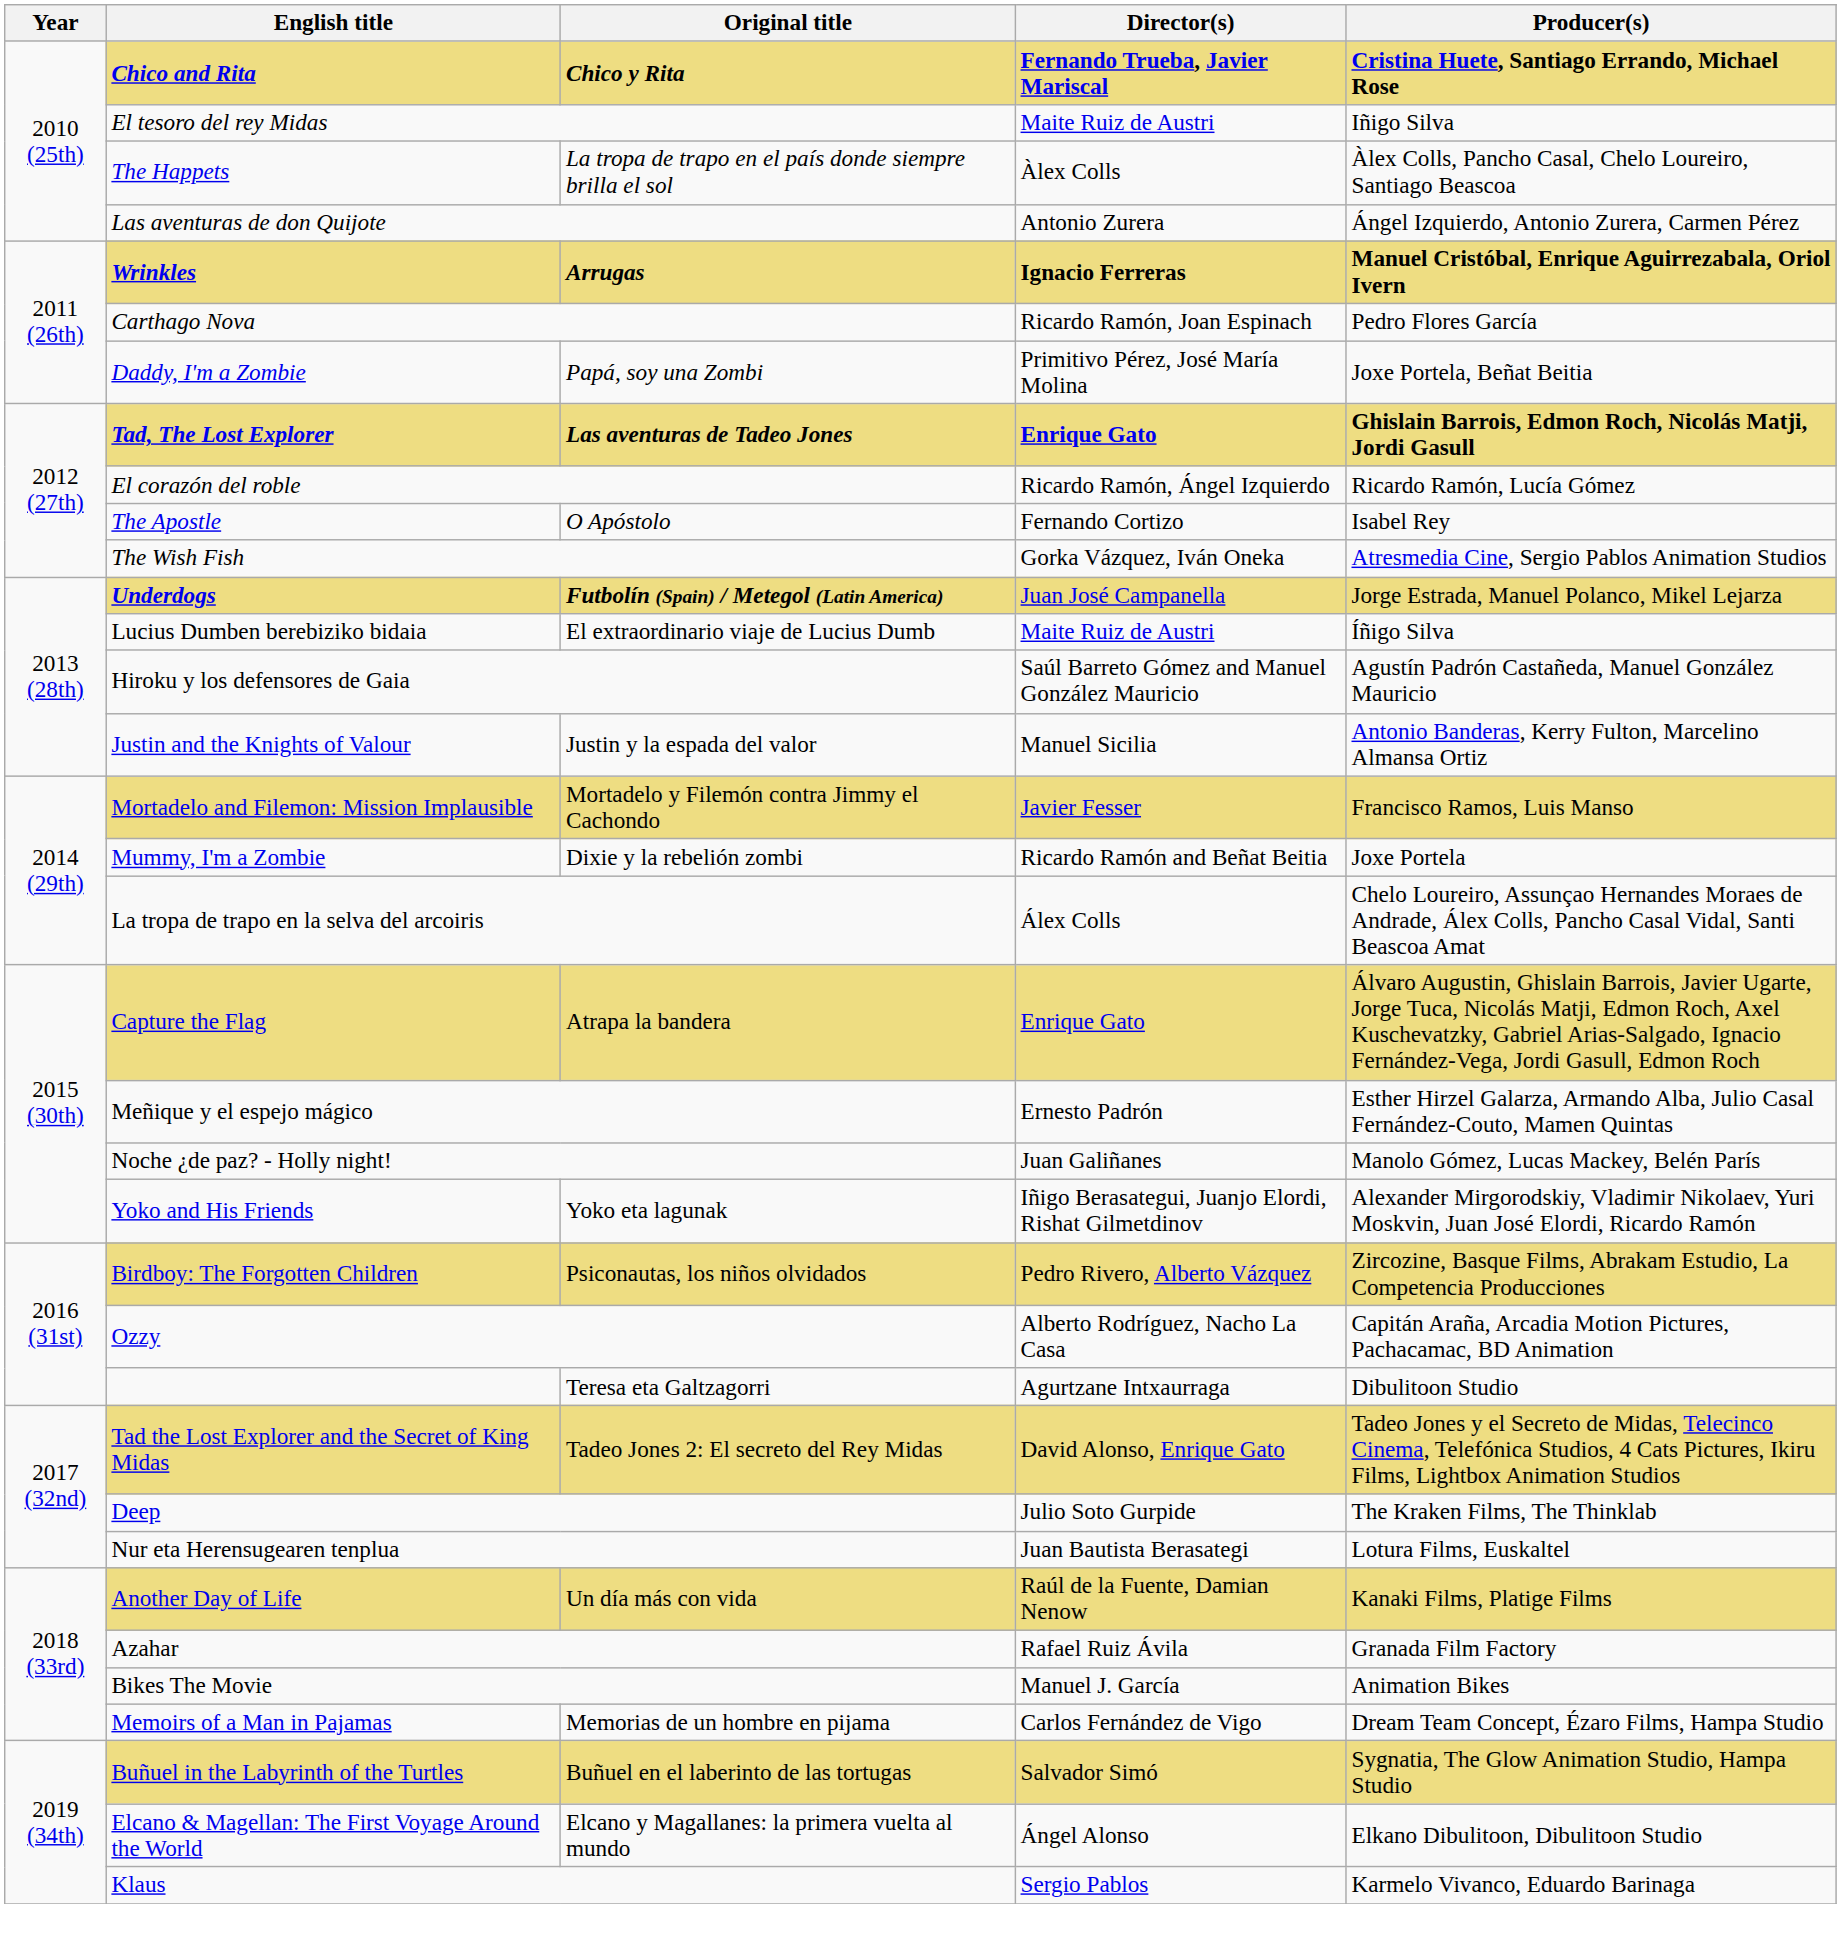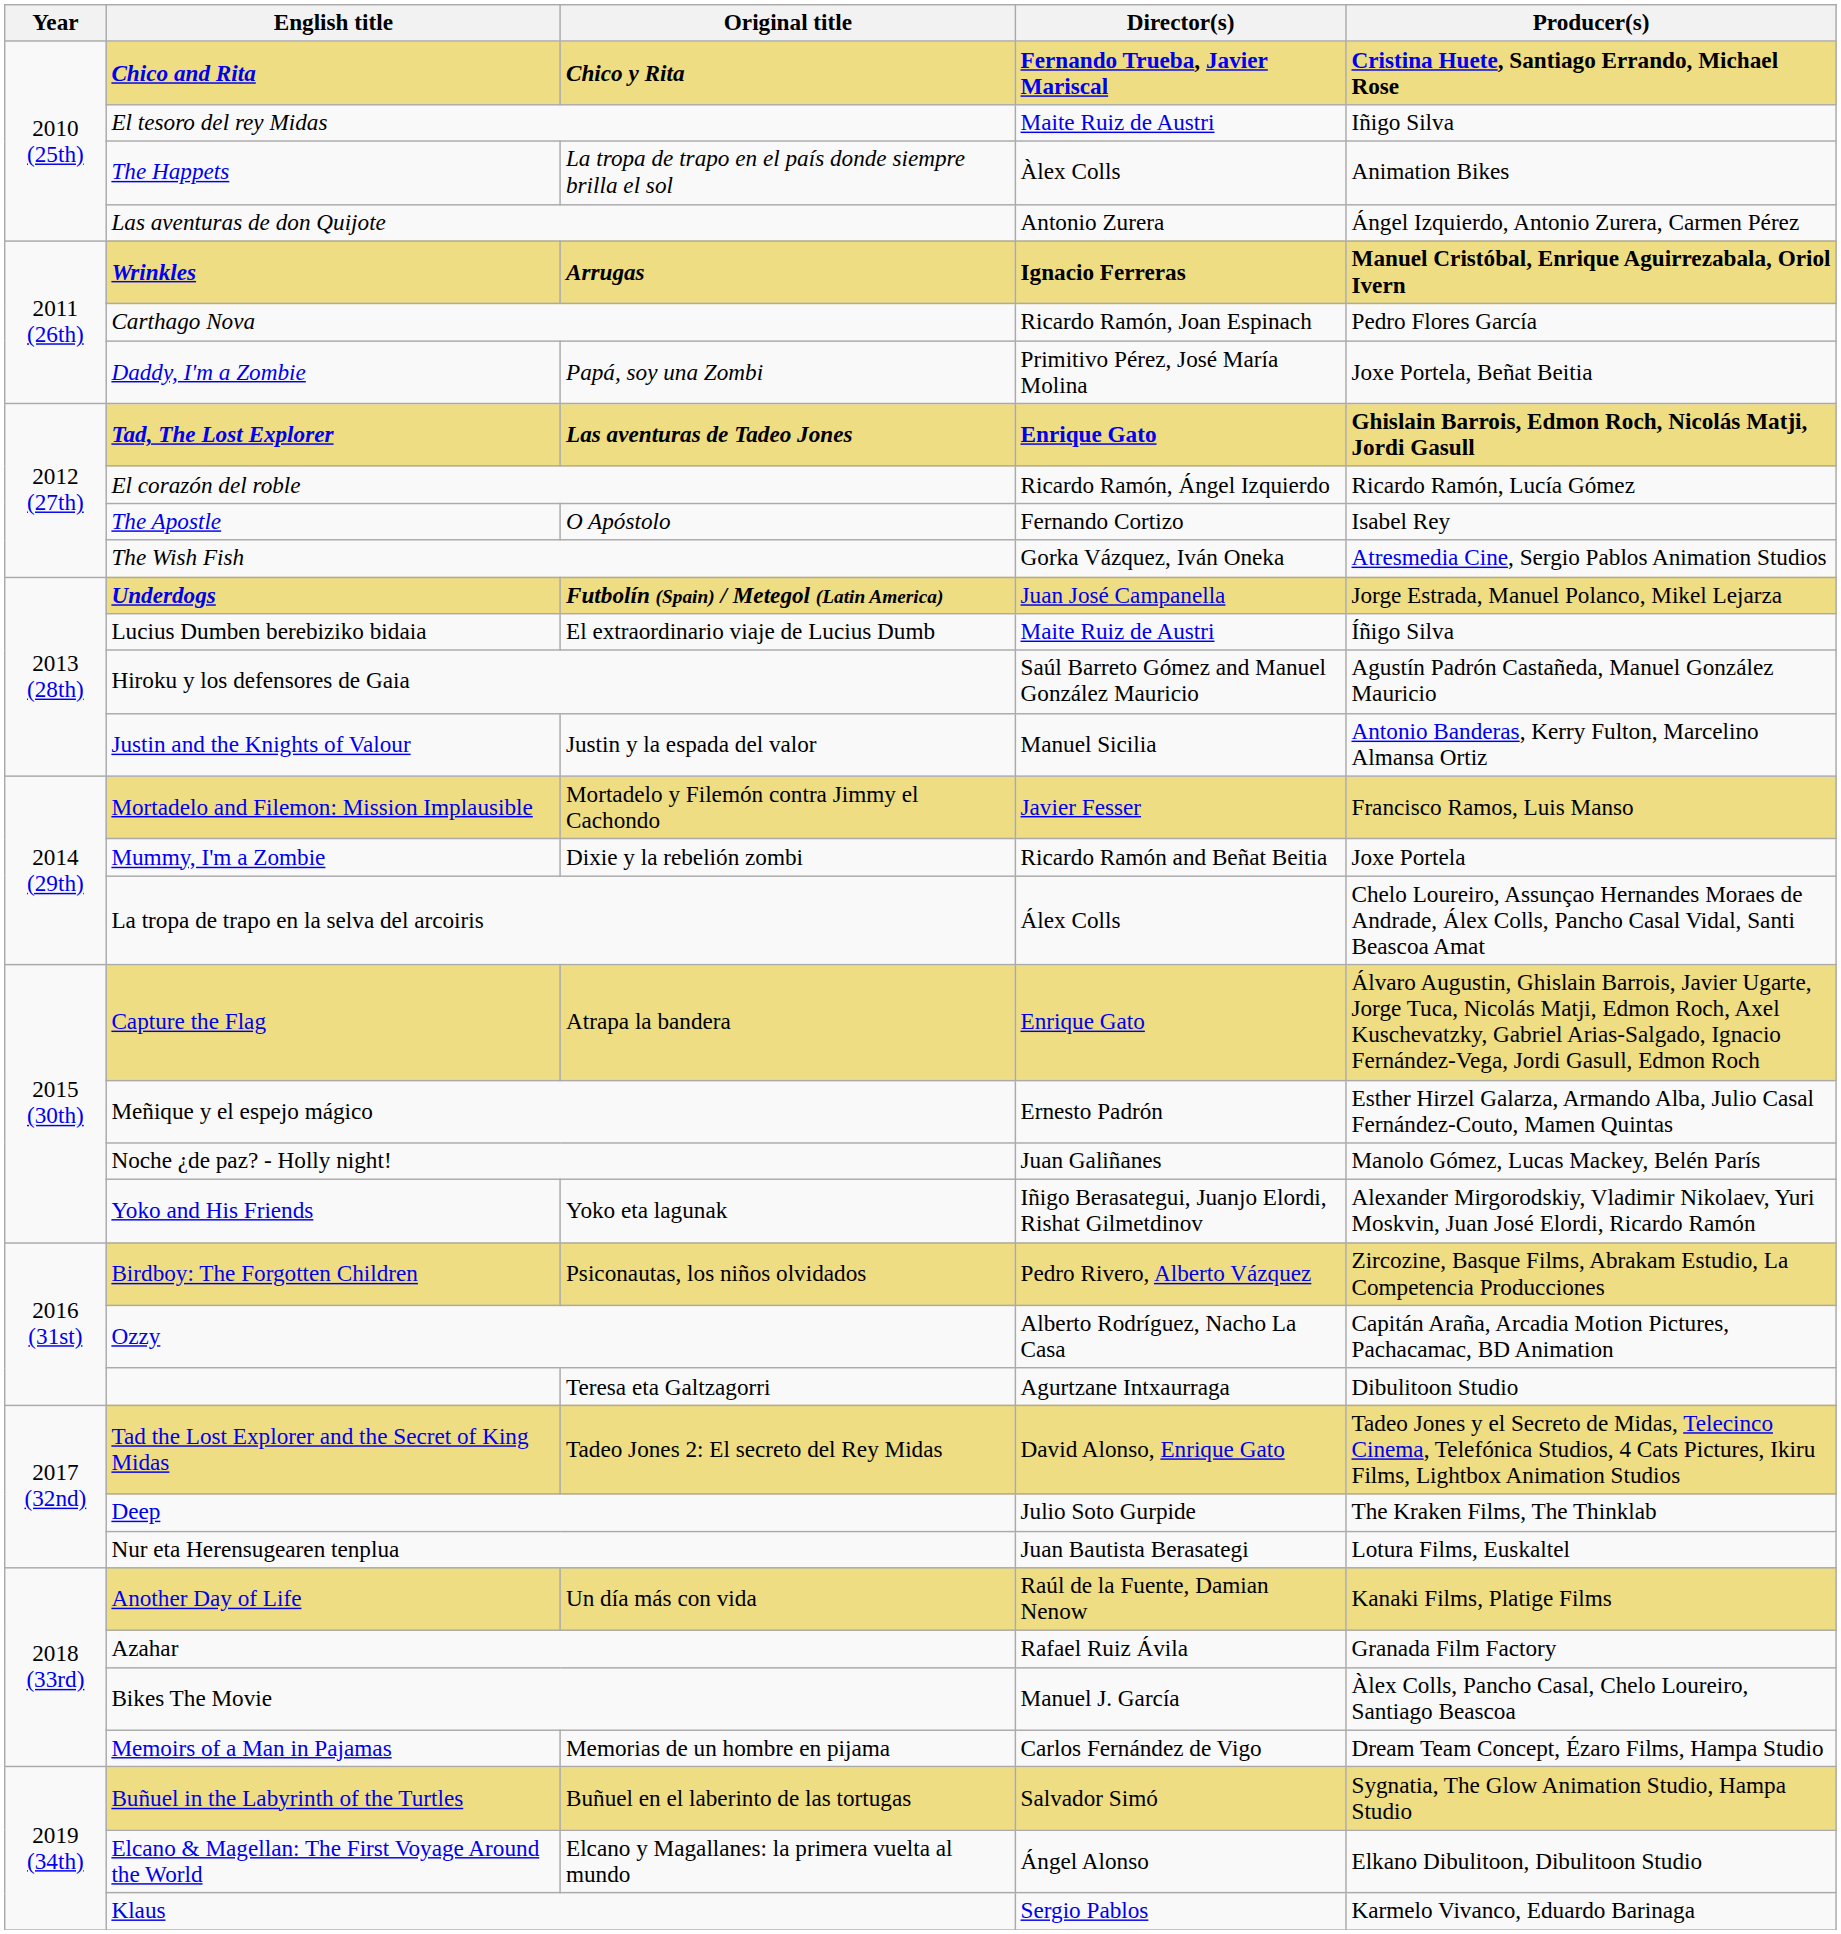(1550, 172) Àlex Colls, Pancho Casal, Chelo Loureiro, Santiago Beascoa -> (1430, 172) Animation Bikes
(1430, 1685) Animation Bikes -> (1550, 1698) Àlex Colls, Pancho Casal, Chelo Loureiro, Santiago Beascoa
